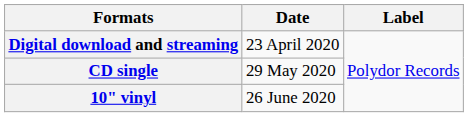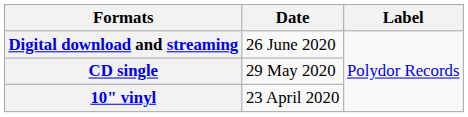(293, 44) 23 April 2020 -> (291, 44) 26 June 2020
(291, 97) 26 June 2020 -> (293, 97) 23 April 2020
